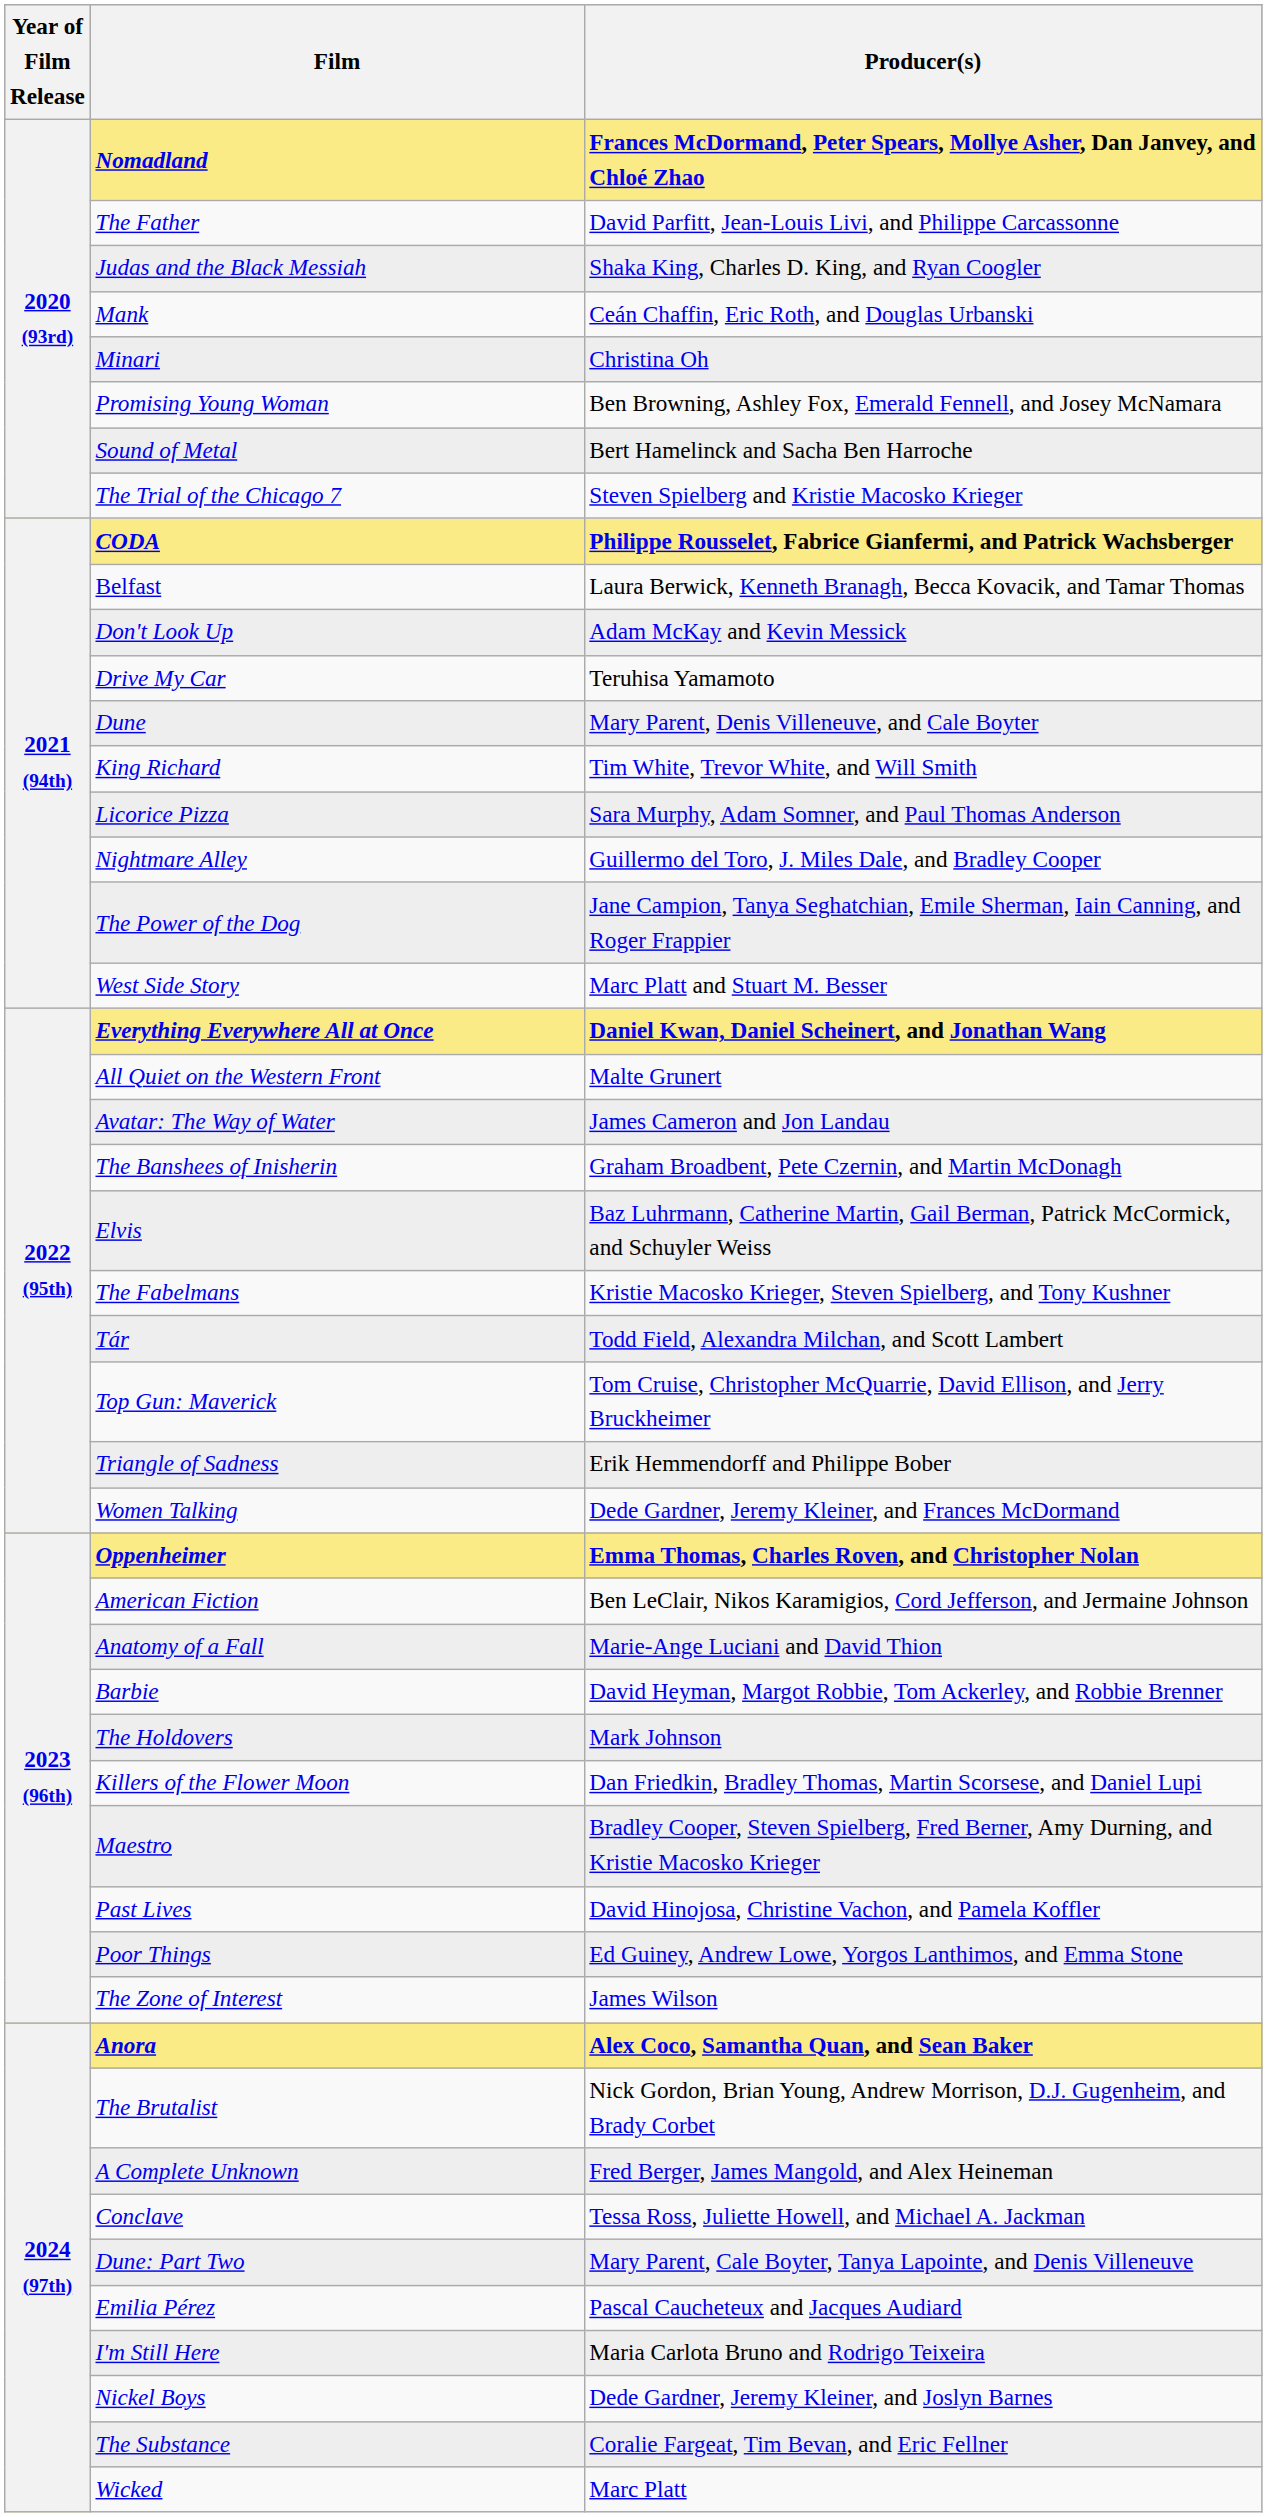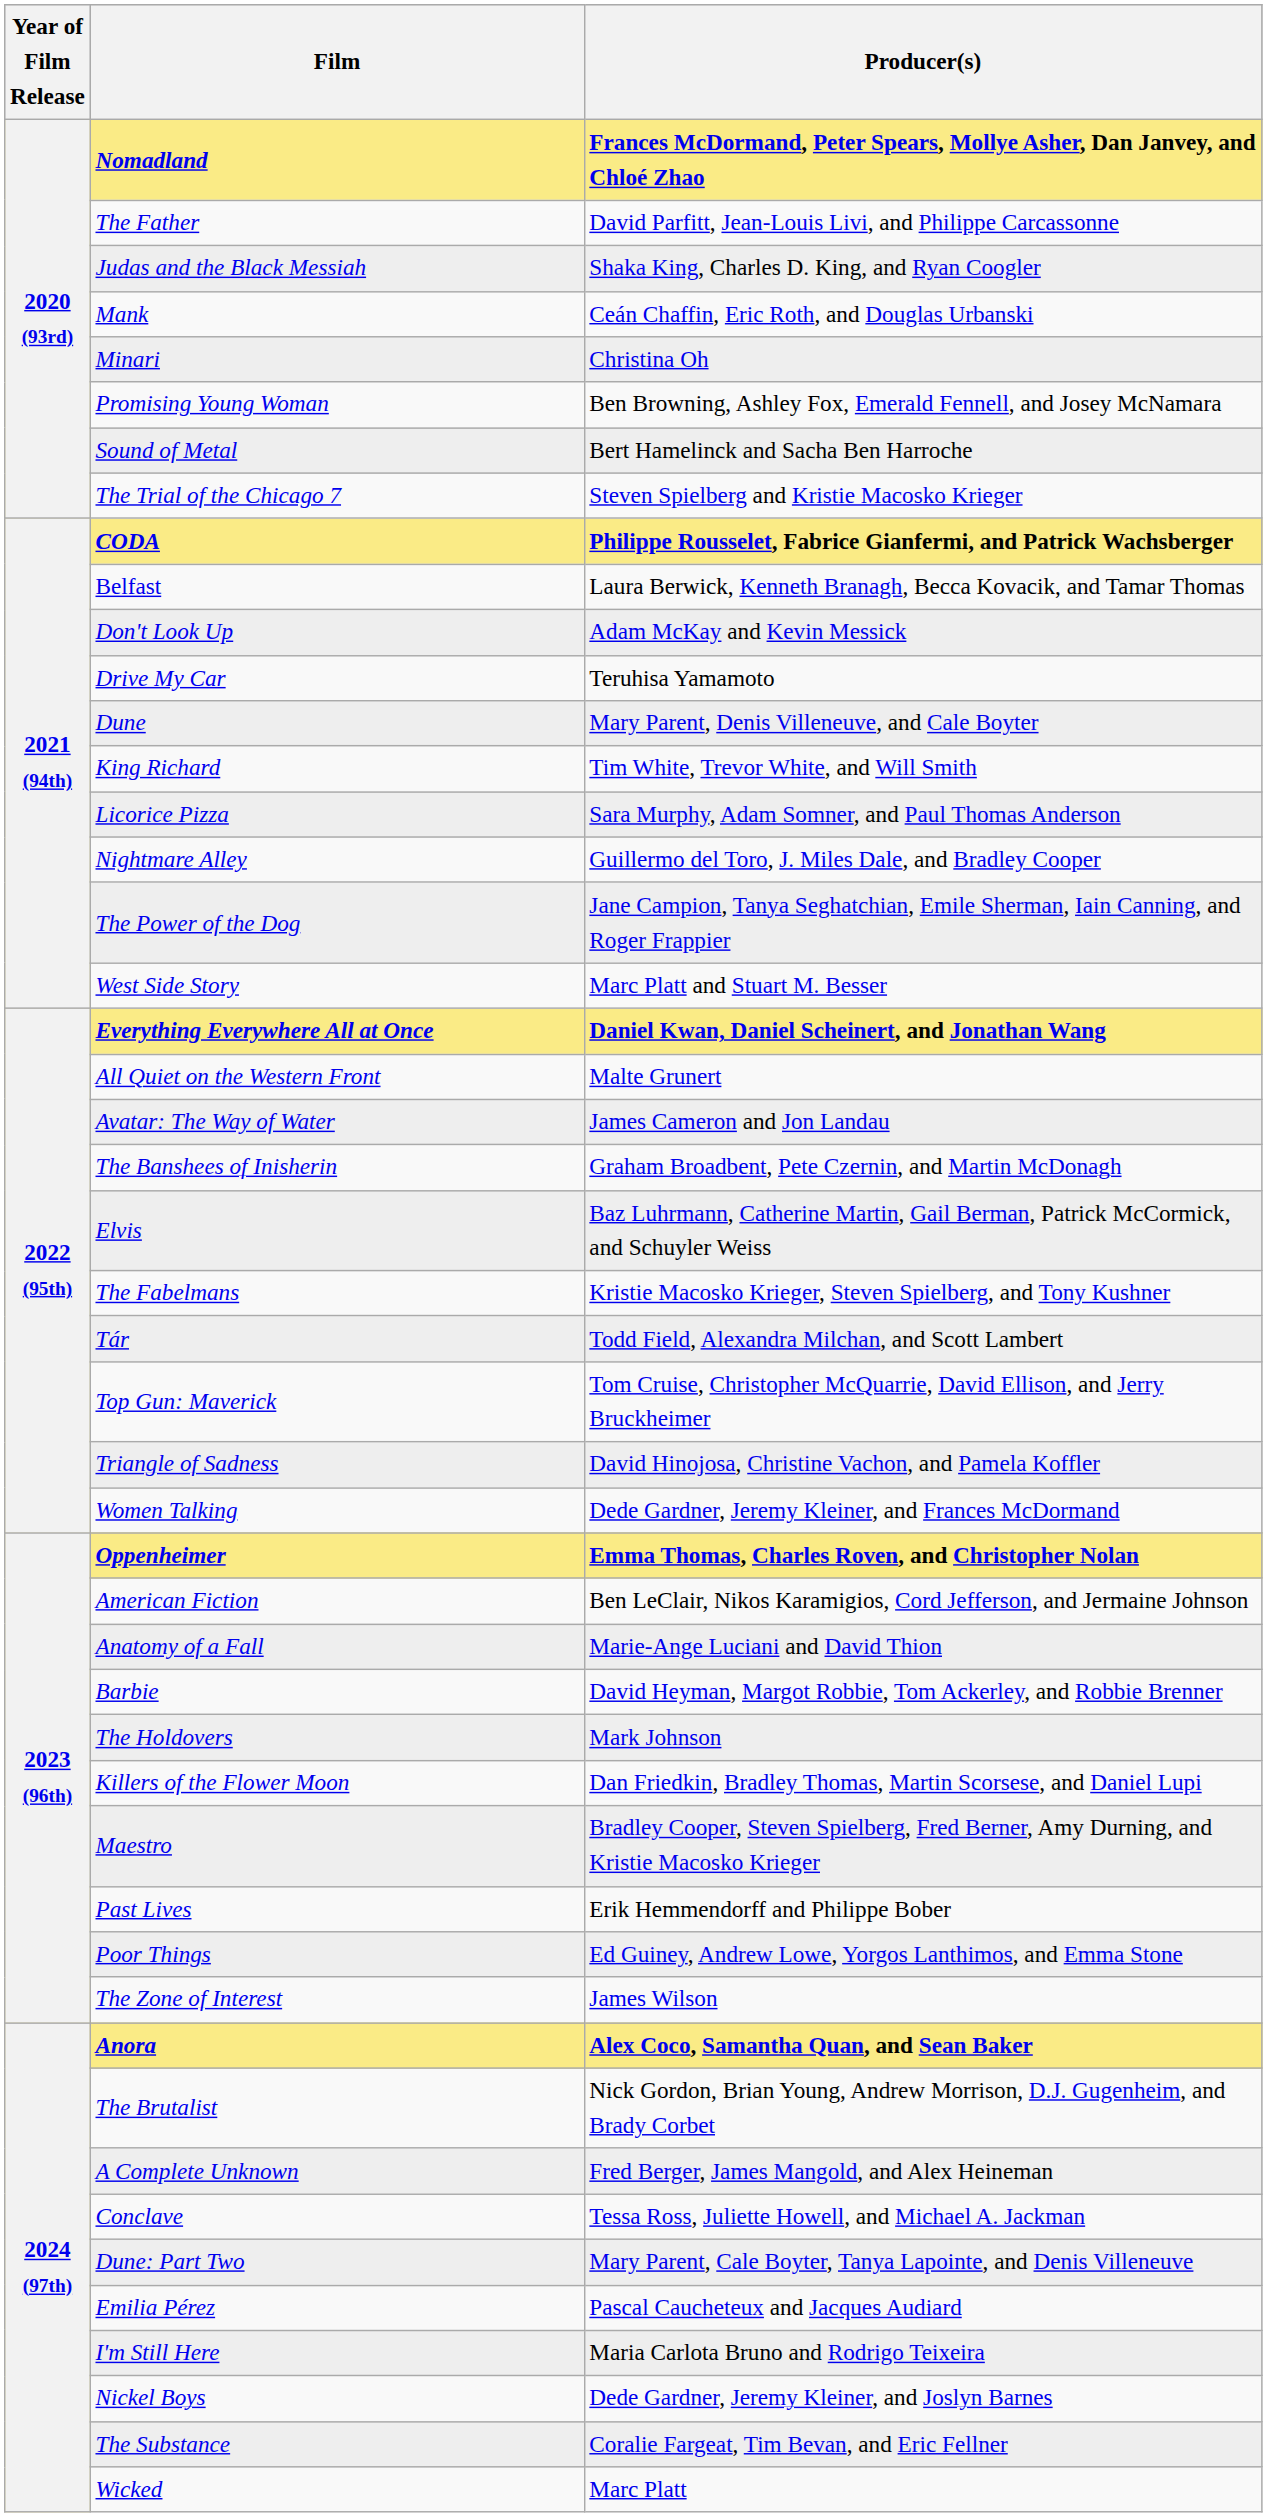(770, 1464) Erik Hemmendorff and Philippe Bober -> (845, 1464) David Hinojosa, Christine Vachon, and Pamela Koffler
(845, 1908) David Hinojosa, Christine Vachon, and Pamela Koffler -> (770, 1908) Erik Hemmendorff and Philippe Bober
